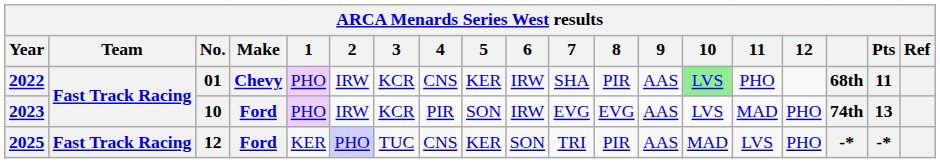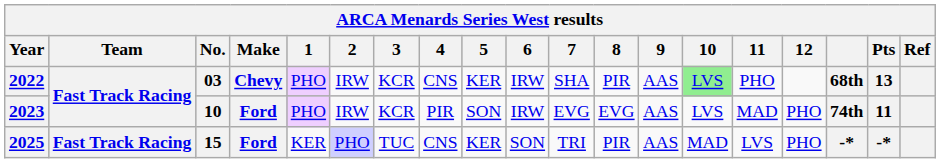(213, 80) 01 -> (213, 80) 03
(884, 80) 11 -> (884, 80) 13
(884, 111) 13 -> (884, 111) 11
(213, 141) 12 -> (213, 141) 15
